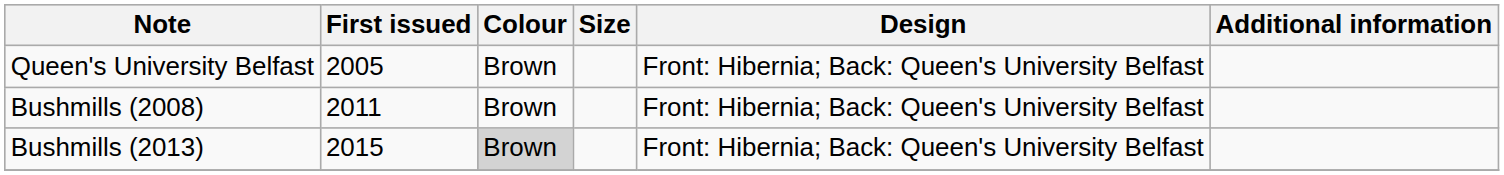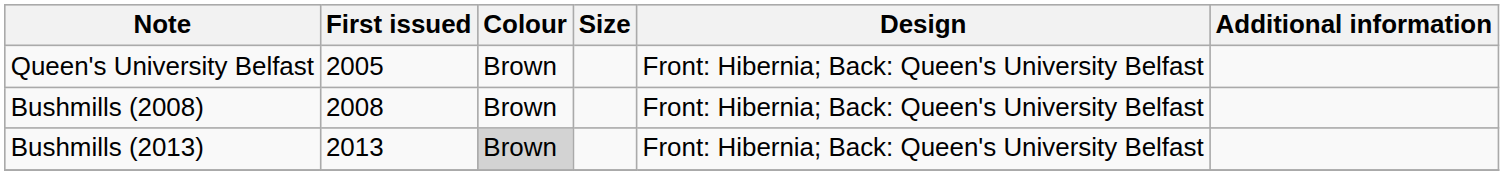(354, 107) 2011 -> (355, 107) 2008
(355, 148) 2015 -> (355, 148) 2013
